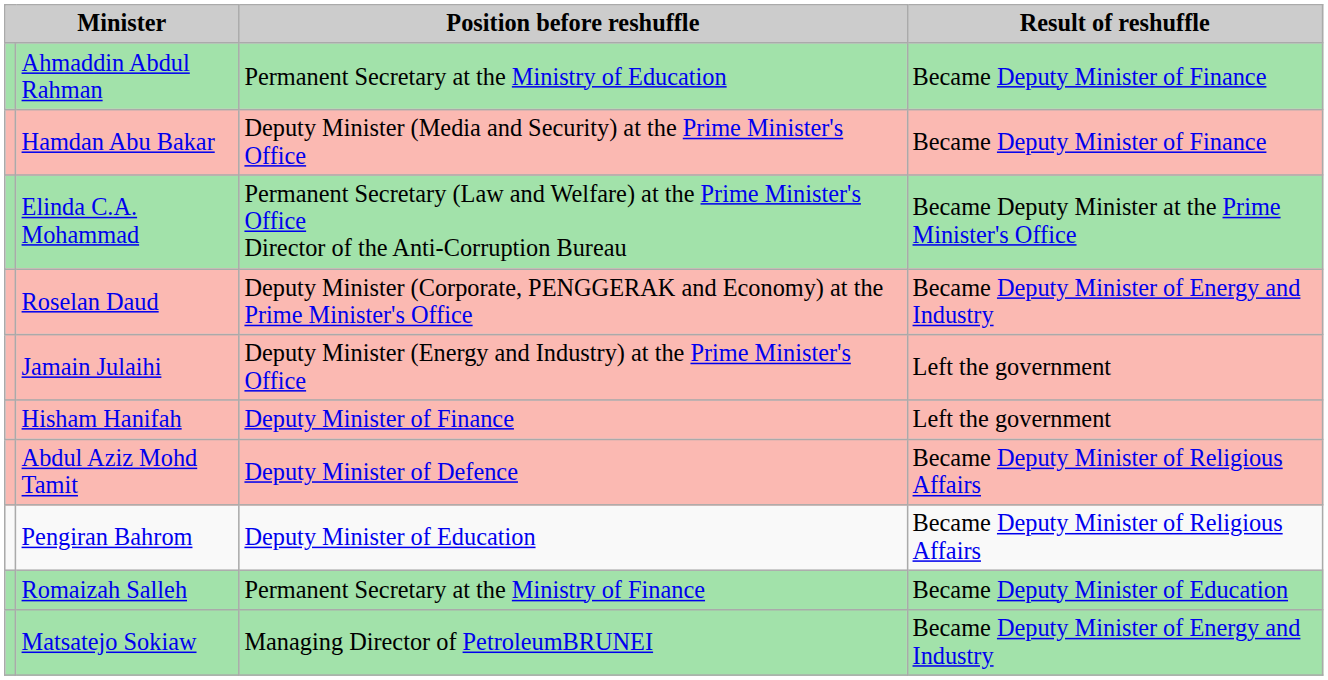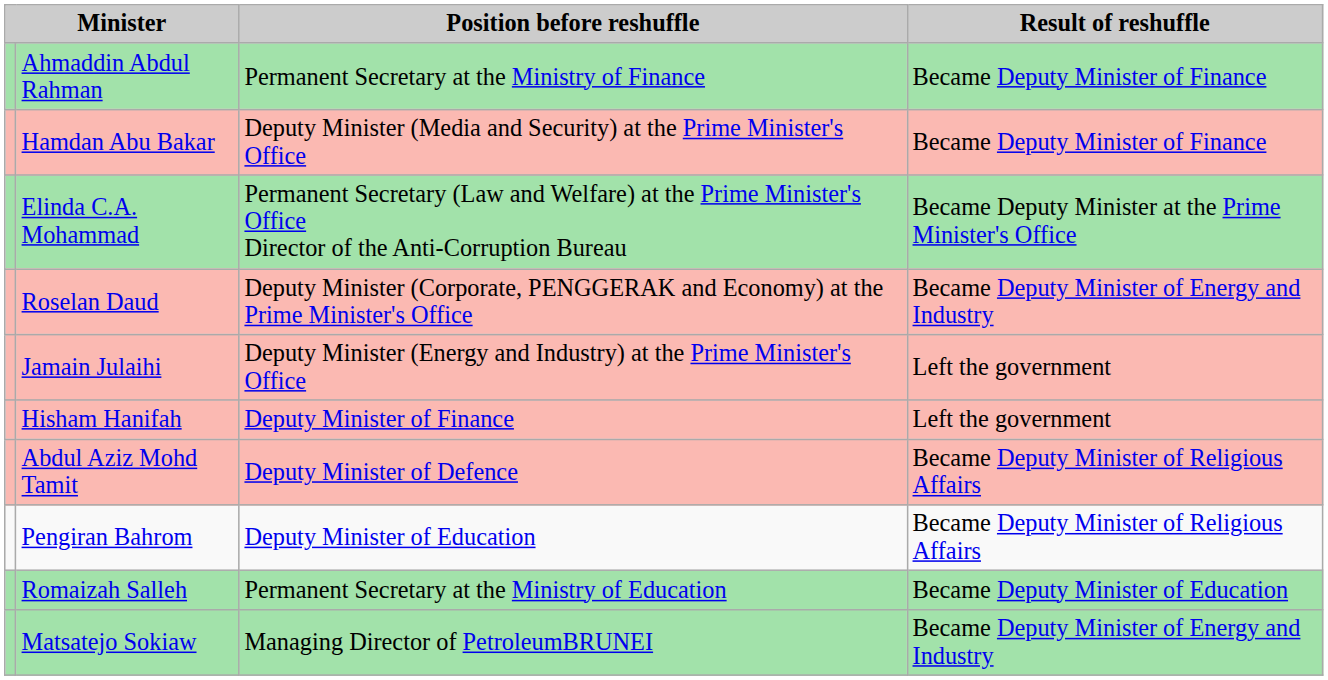(486, 76) Permanent Secretary at the Ministry of Education -> (475, 76) Permanent Secretary at the Ministry of Finance
(475, 589) Permanent Secretary at the Ministry of Finance -> (486, 589) Permanent Secretary at the Ministry of Education
